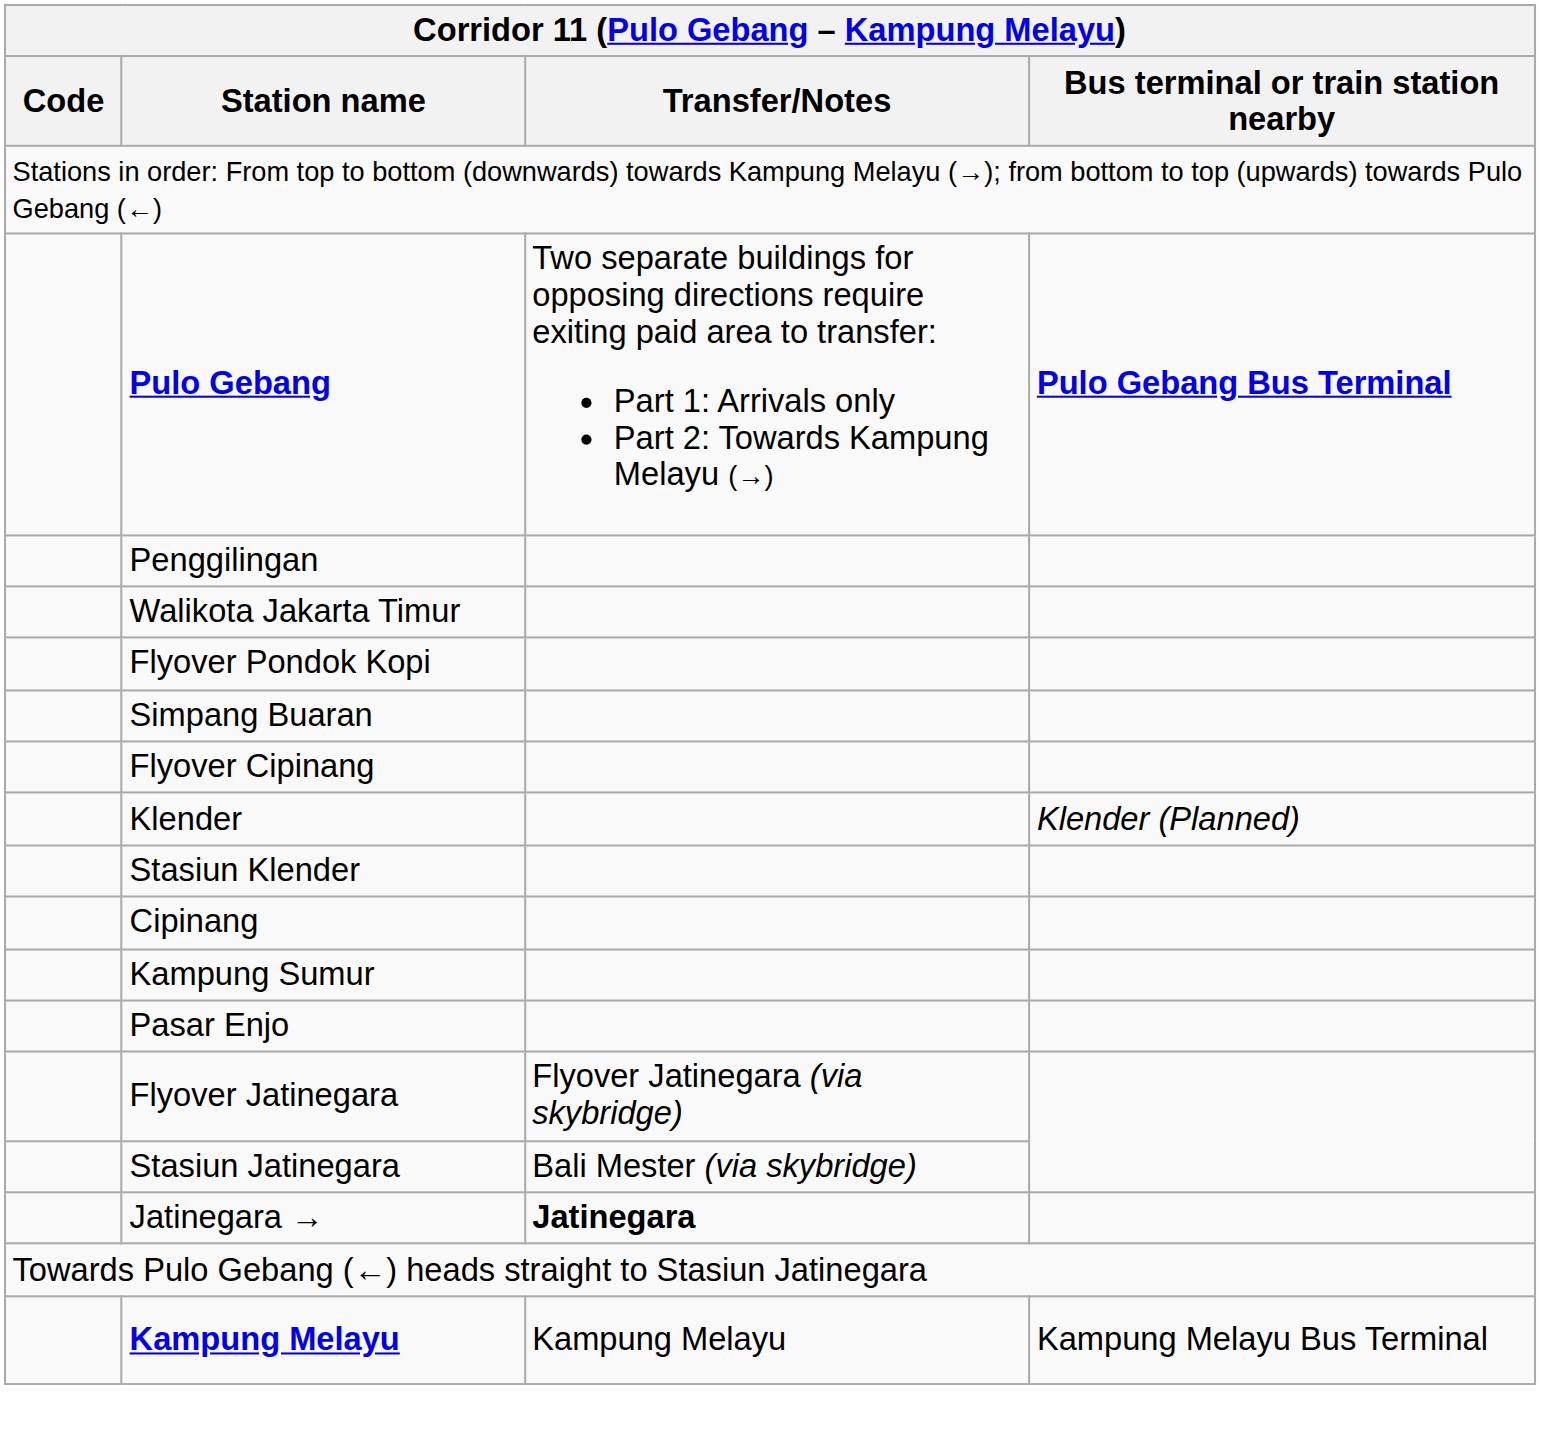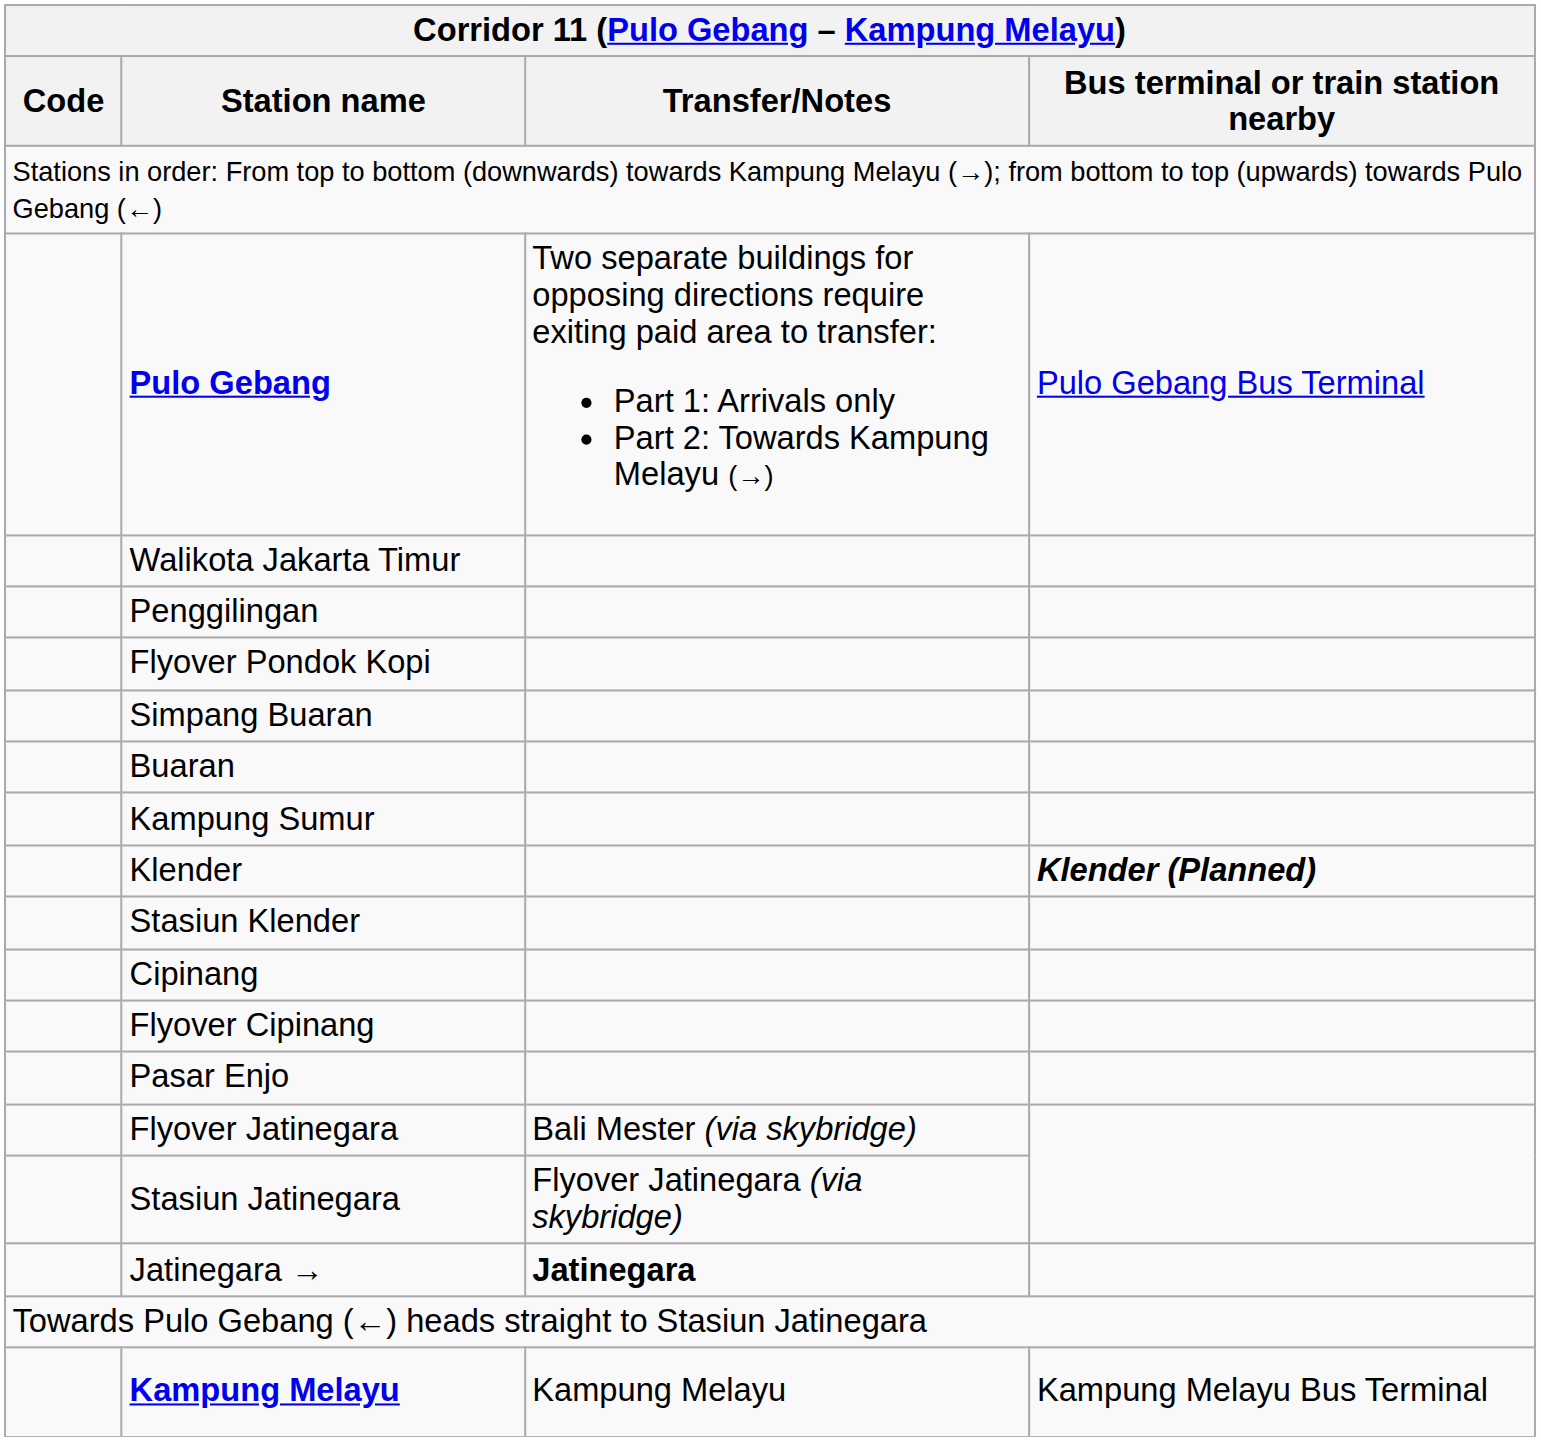(1244, 383) bold -> (1231, 383) normal
rows swapped: (295, 611) <-> (224, 559)
+ row: (182, 766)
rows swapped: (252, 973) <-> (252, 766)
(1168, 818) normal -> (1177, 870) bold
(697, 1095) Flyover Jatinegara (via skybridge) -> (725, 1129) Bali Mester (via skybridge)
(725, 1165) Bali Mester (via skybridge) -> (697, 1199) Flyover Jatinegara (via skybridge)
